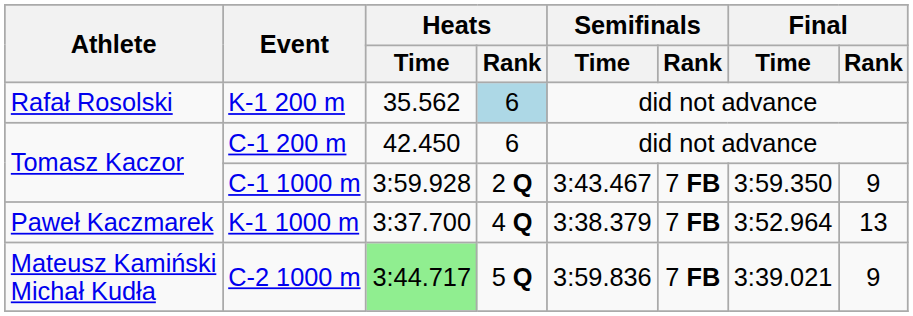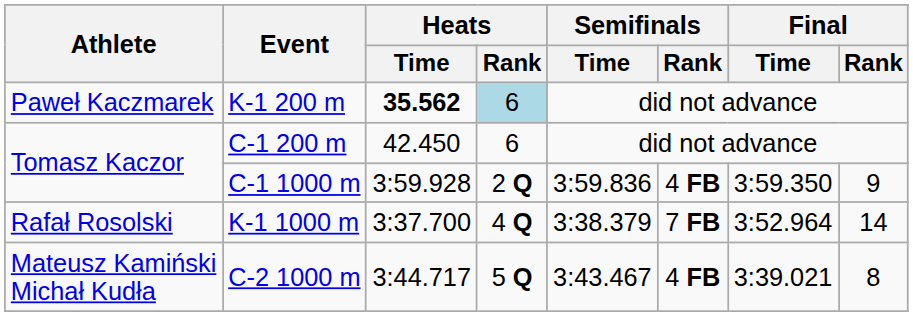(92, 103) Rafał Rosolski -> (112, 103) Paweł Kaczmarek
(422, 103) normal -> (422, 103) bold
(602, 183) 3:43.467 -> (602, 183) 3:59.836
(693, 183) 7 FB -> (693, 183) 4 FB
(112, 223) Paweł Kaczmarek -> (92, 223) Rafał Rosolski
(873, 223) 13 -> (873, 223) 14
(422, 277) lightgreen background -> (422, 277) no background
(602, 277) 3:59.836 -> (602, 277) 3:43.467
(693, 277) 7 FB -> (693, 277) 4 FB
(873, 277) 9 -> (873, 277) 8
